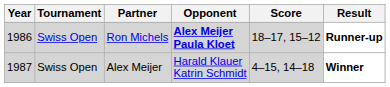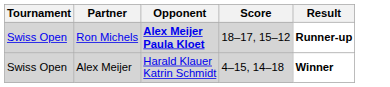- column: (20, 14)
